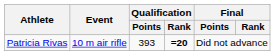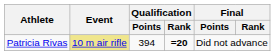(99, 43) no background -> (99, 43) khaki background
(147, 43) 393 -> (147, 43) 394
